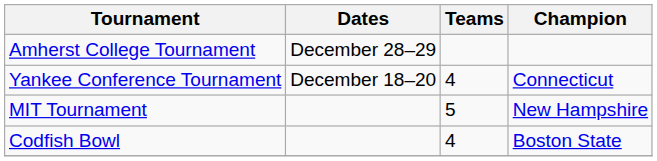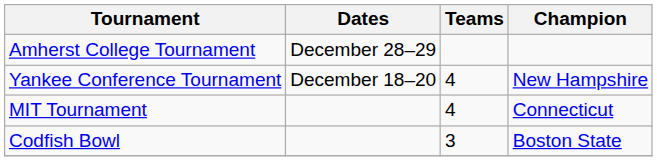(563, 79) Connecticut -> (580, 79) New Hampshire
(450, 110) 5 -> (450, 110) 4
(580, 110) New Hampshire -> (563, 110) Connecticut
(450, 140) 4 -> (450, 140) 3
